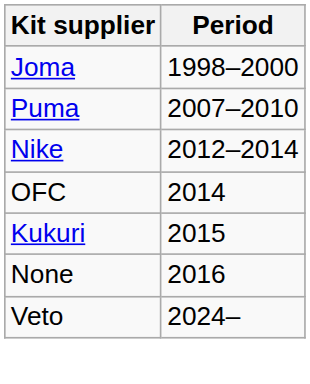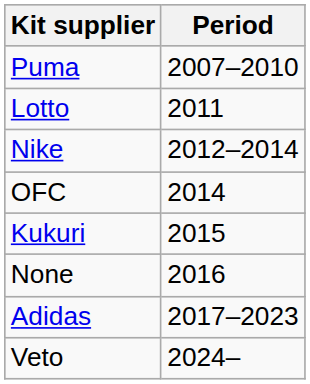- row: (43, 66)
+ row: (40, 108)
+ row: (51, 316)
